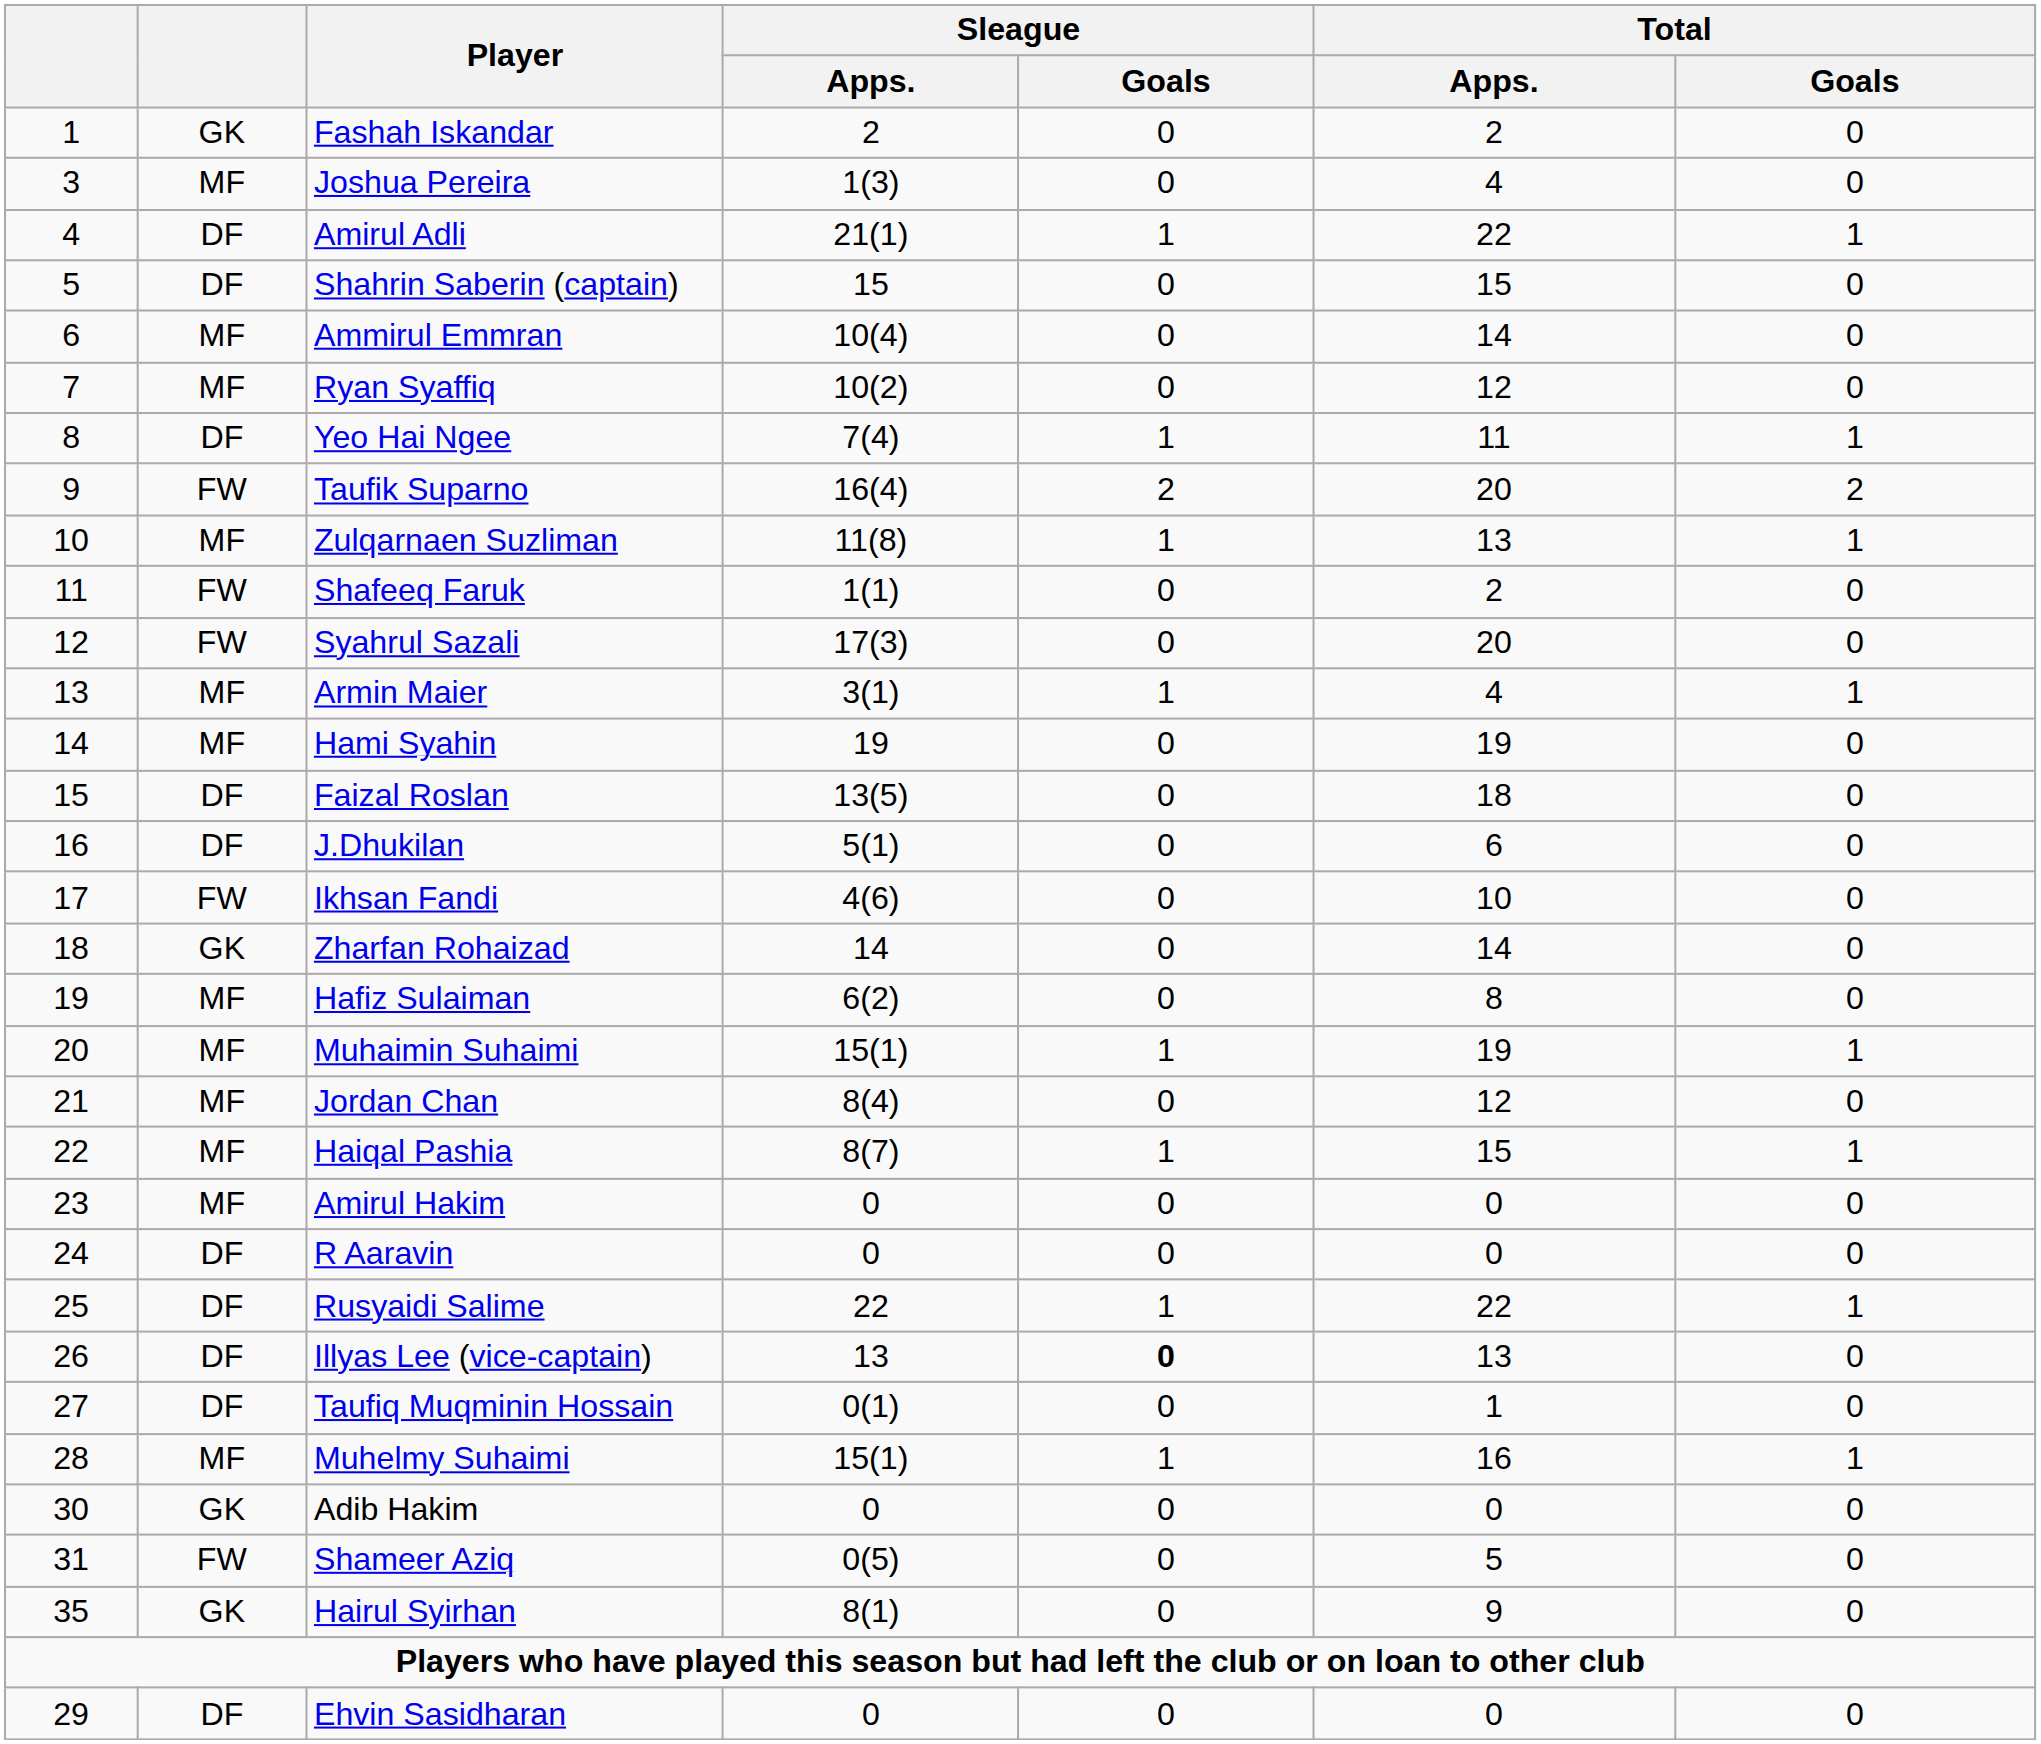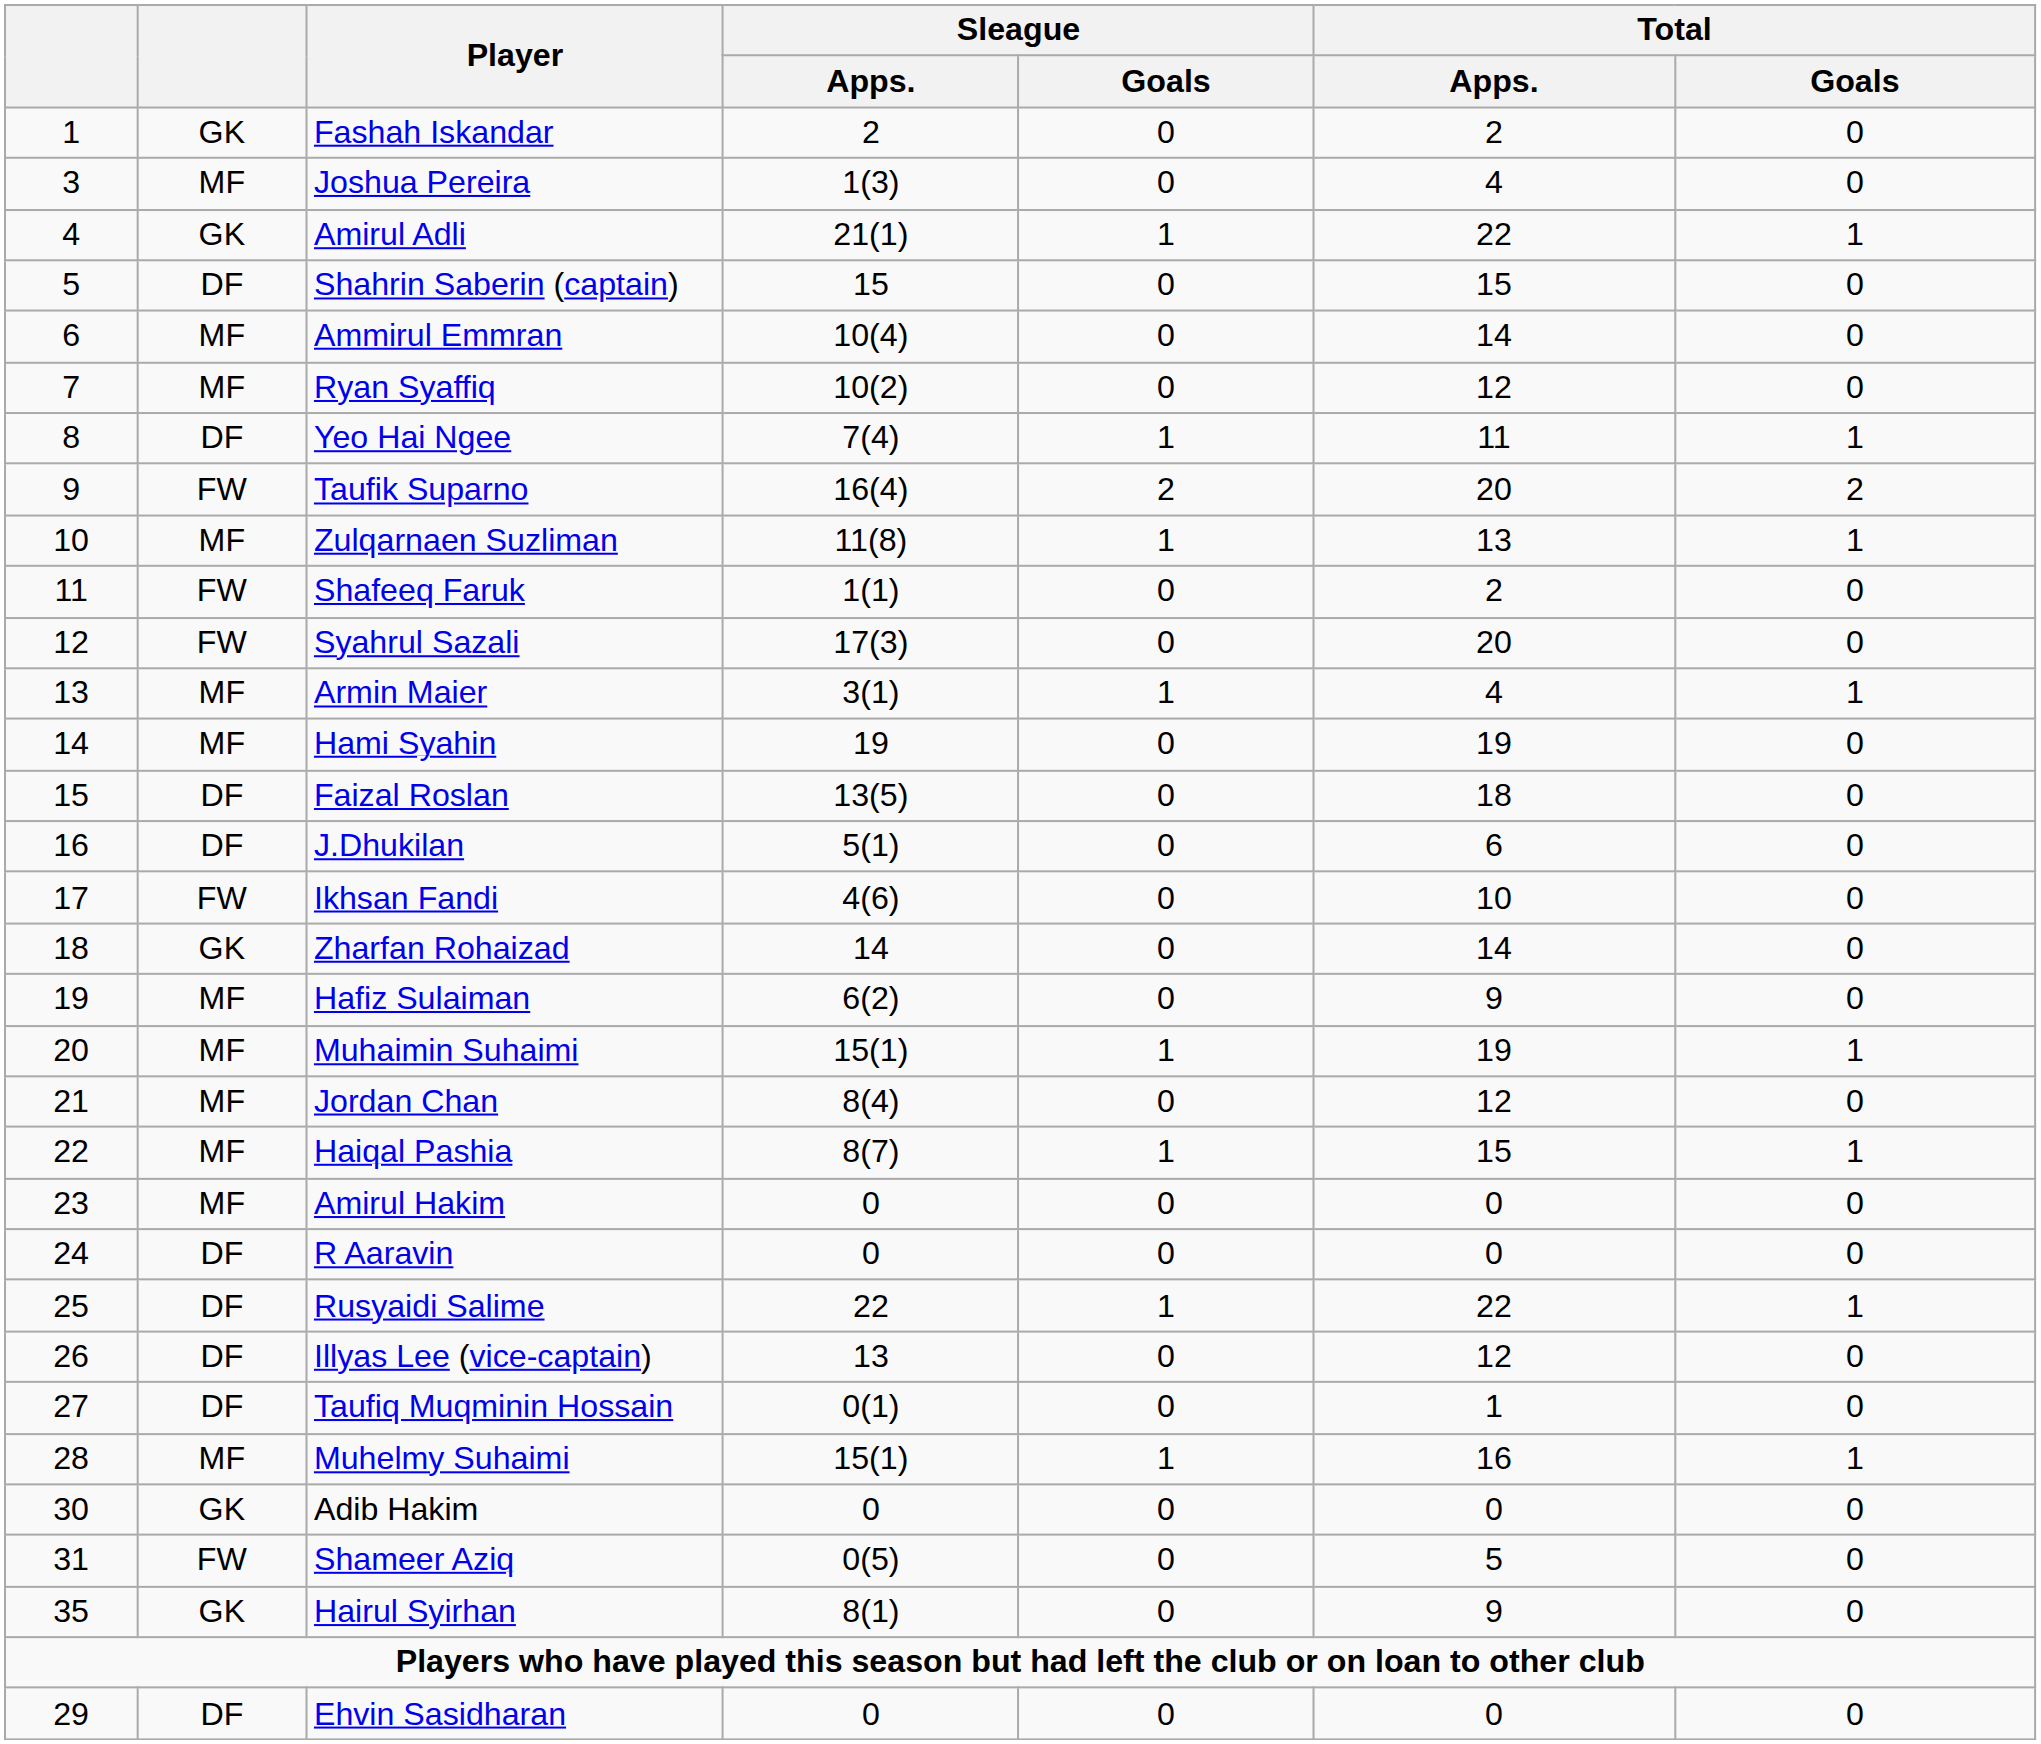(222, 234) DF -> (222, 234) GK
(1494, 999) 8 -> (1494, 999) 9
(1166, 1356) bold -> (1166, 1356) normal
(1494, 1356) 13 -> (1494, 1356) 12
